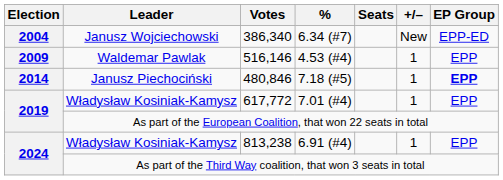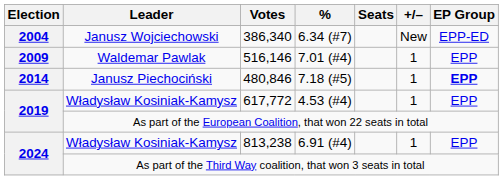(325, 57) 4.53 (#4) -> (325, 57) 7.01 (#4)
(325, 100) 7.01 (#4) -> (325, 100) 4.53 (#4)
